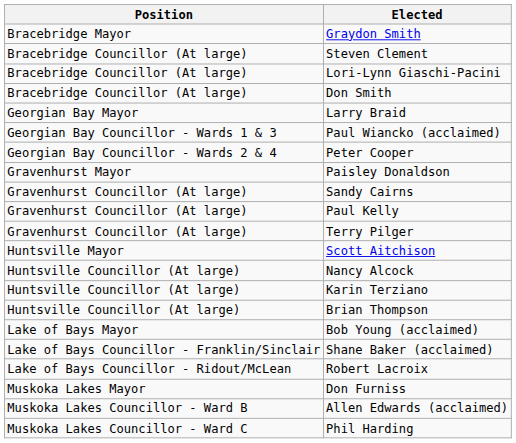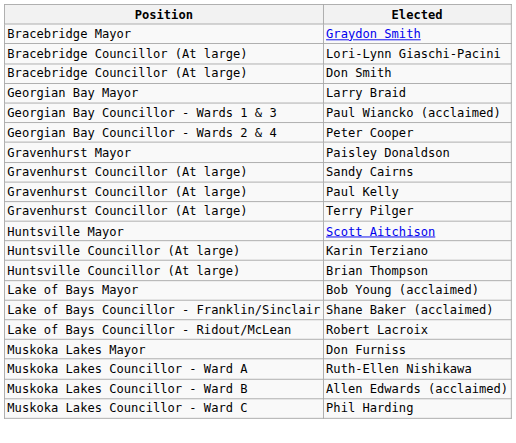- row: (377, 54)
- row: (370, 270)
+ row: (399, 369)
